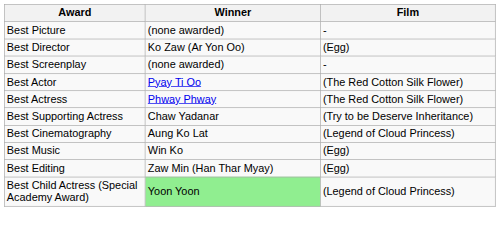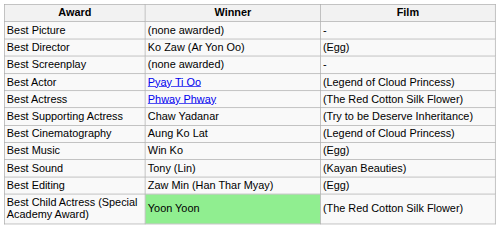(393, 82) (The Red Cotton Silk Flower) -> (389, 82) (Legend of Cloud Princess)
+ row: (35, 168)
(389, 191) (Legend of Cloud Princess) -> (393, 209) (The Red Cotton Silk Flower)
